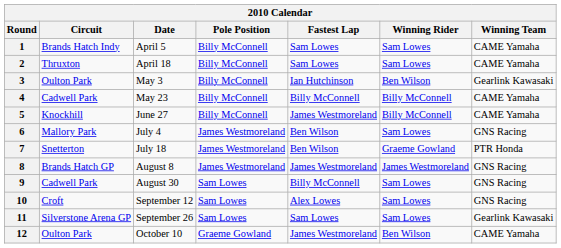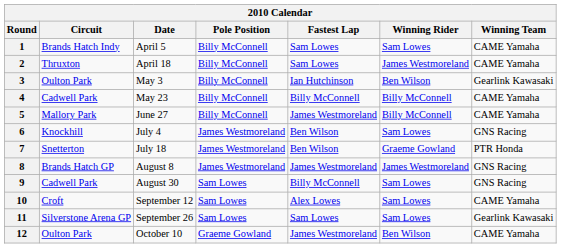(406, 63) Sam Lowes -> (425, 63) James Westmoreland
(62, 114) Knockhill -> (69, 114) Mallory Park
(69, 131) Mallory Park -> (62, 131) Knockhill
(500, 200) GNS Racing -> (507, 200) CAME Yamaha
